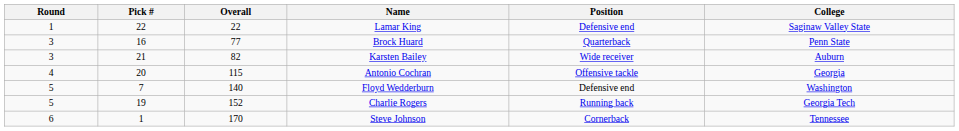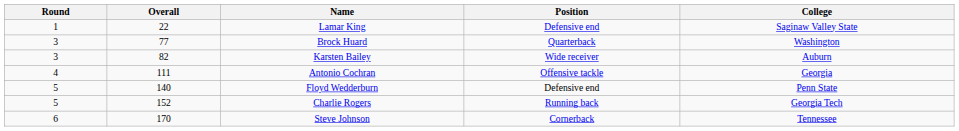- column: (141, 12)
(829, 42) Penn State -> (817, 42) Washington
(236, 73) 115 -> (164, 73) 111
(829, 88) Washington -> (817, 88) Penn State
